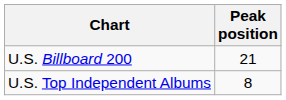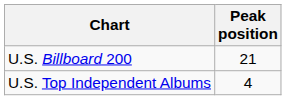(248, 82) 8 -> (248, 82) 4
